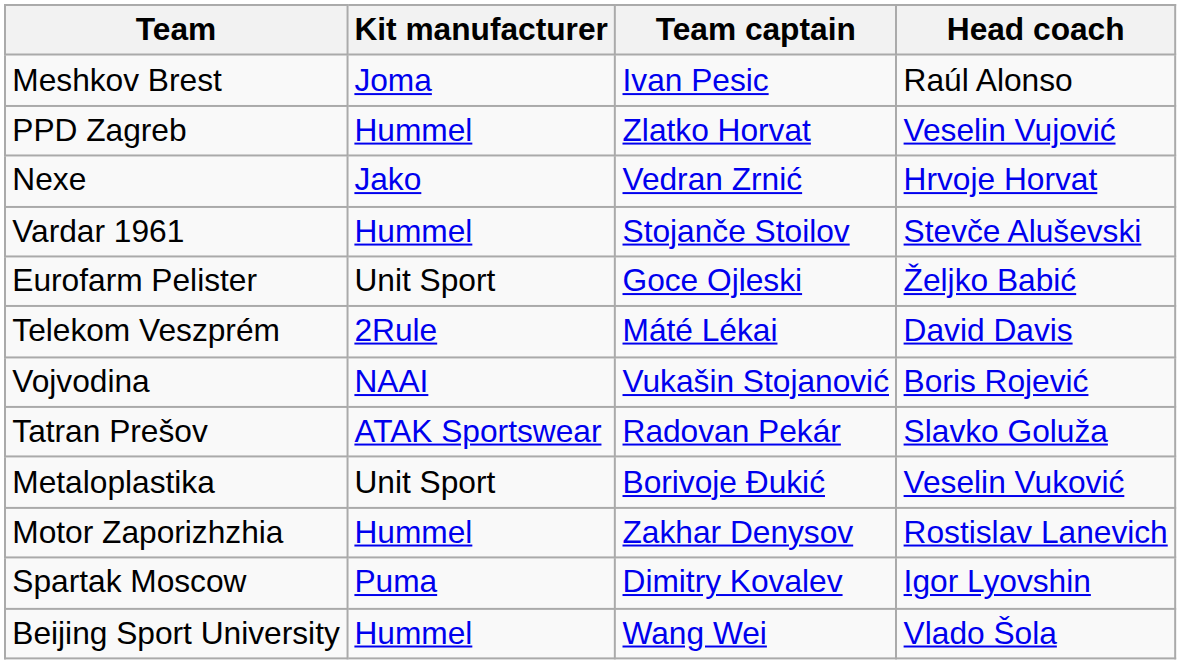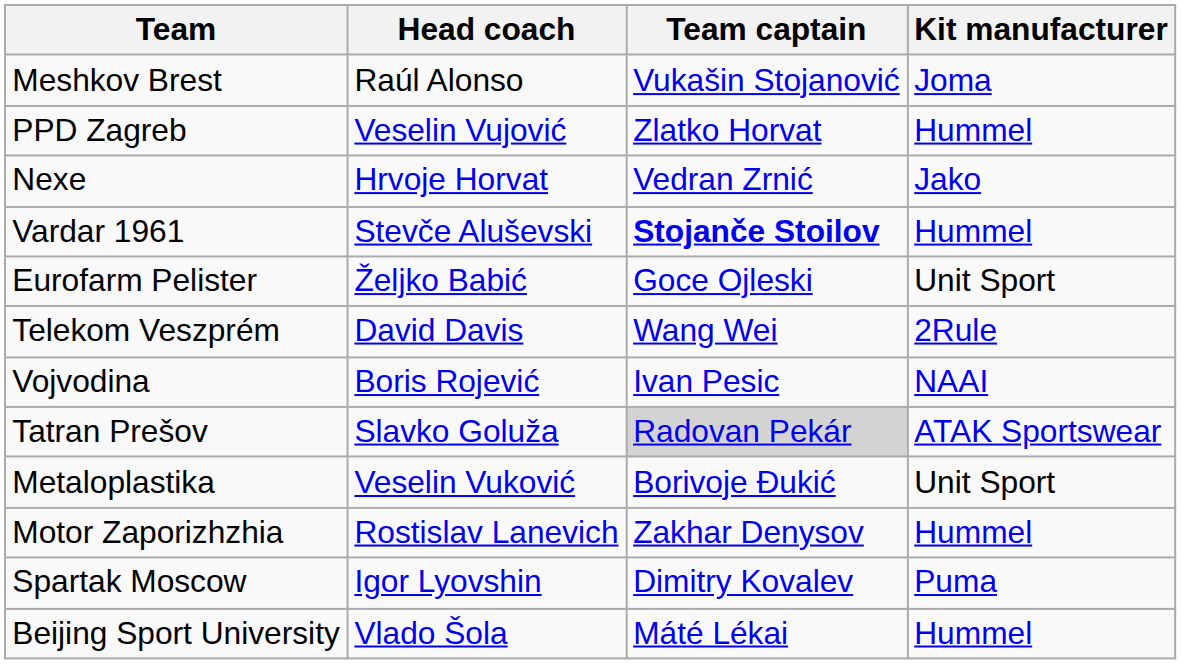columns swapped: (1036, 29) <-> (481, 29)
(696, 79) Ivan Pesic -> (766, 79) Vukašin Stojanović
(736, 230) normal -> (756, 230) bold
(700, 331) Máté Lékai -> (705, 331) Wang Wei
(756, 381) Vukašin Stojanović -> (706, 381) Ivan Pesic
(732, 431) no background -> (742, 431) lightgrey background
(695, 632) Wang Wei -> (711, 632) Máté Lékai
